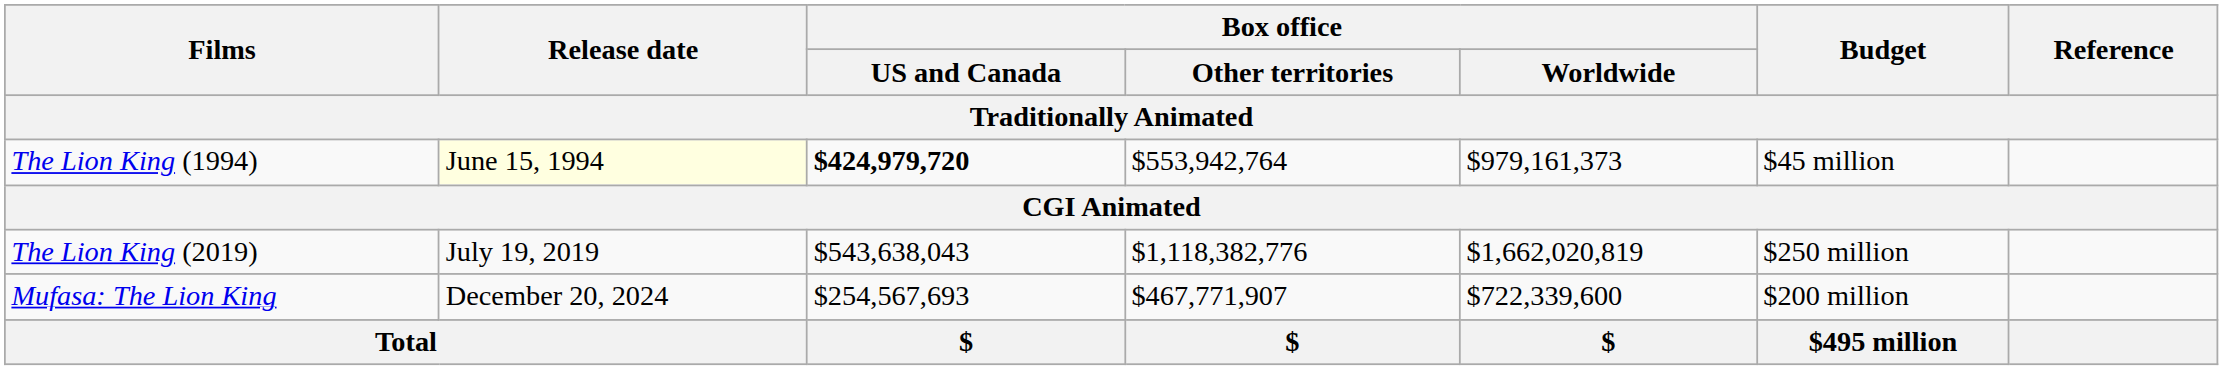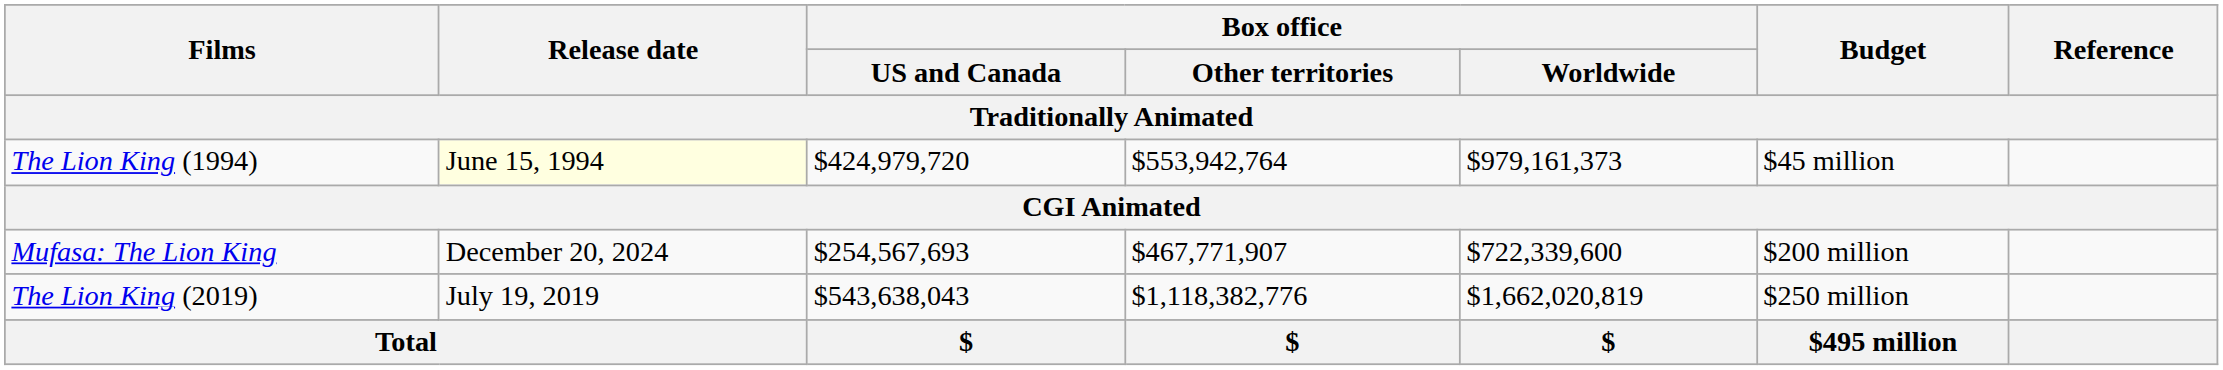(892, 161) bold -> (892, 161) normal
rows swapped: (135, 251) <-> (144, 296)
